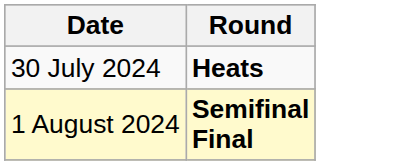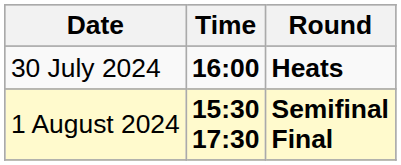+ column: (226, 25)
